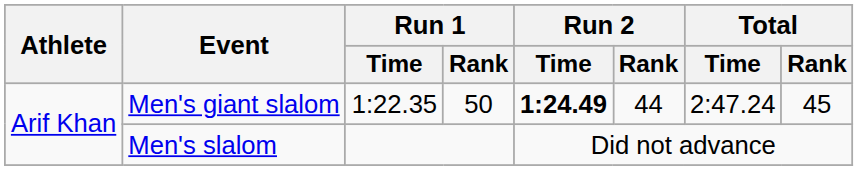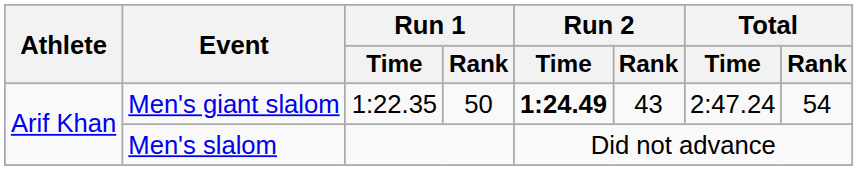(648, 104) 44 -> (648, 104) 43
(817, 104) 45 -> (817, 104) 54
